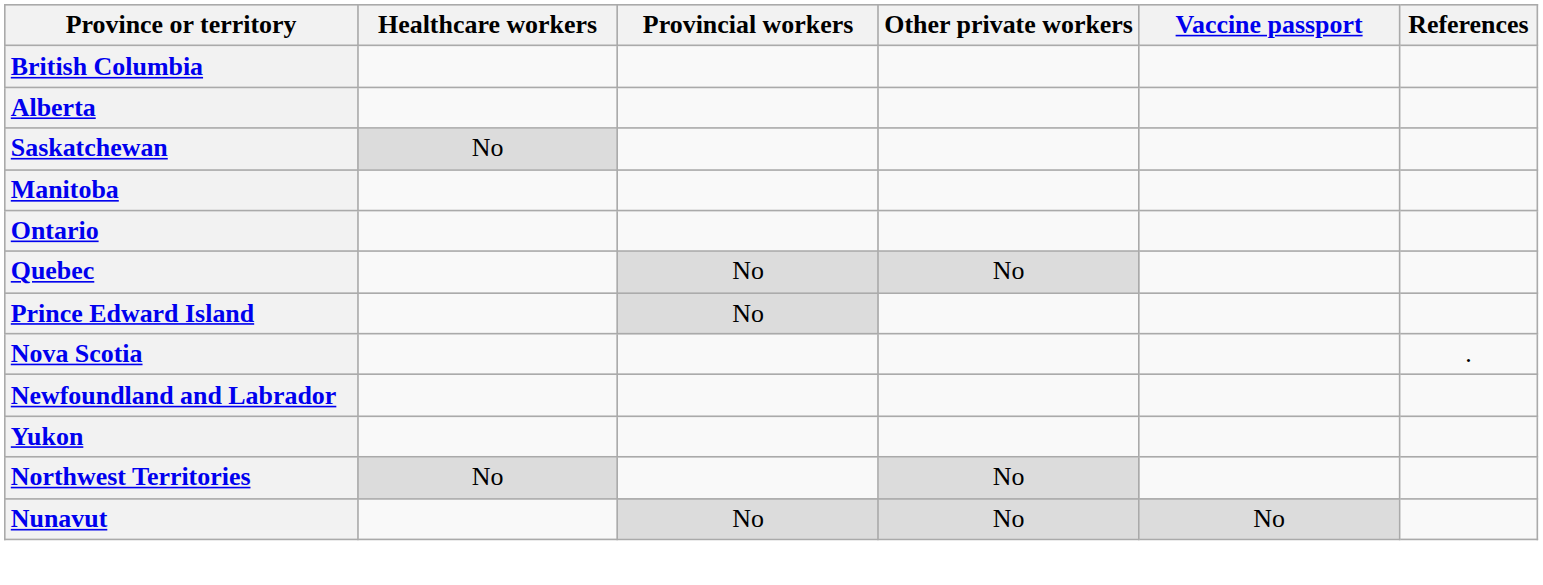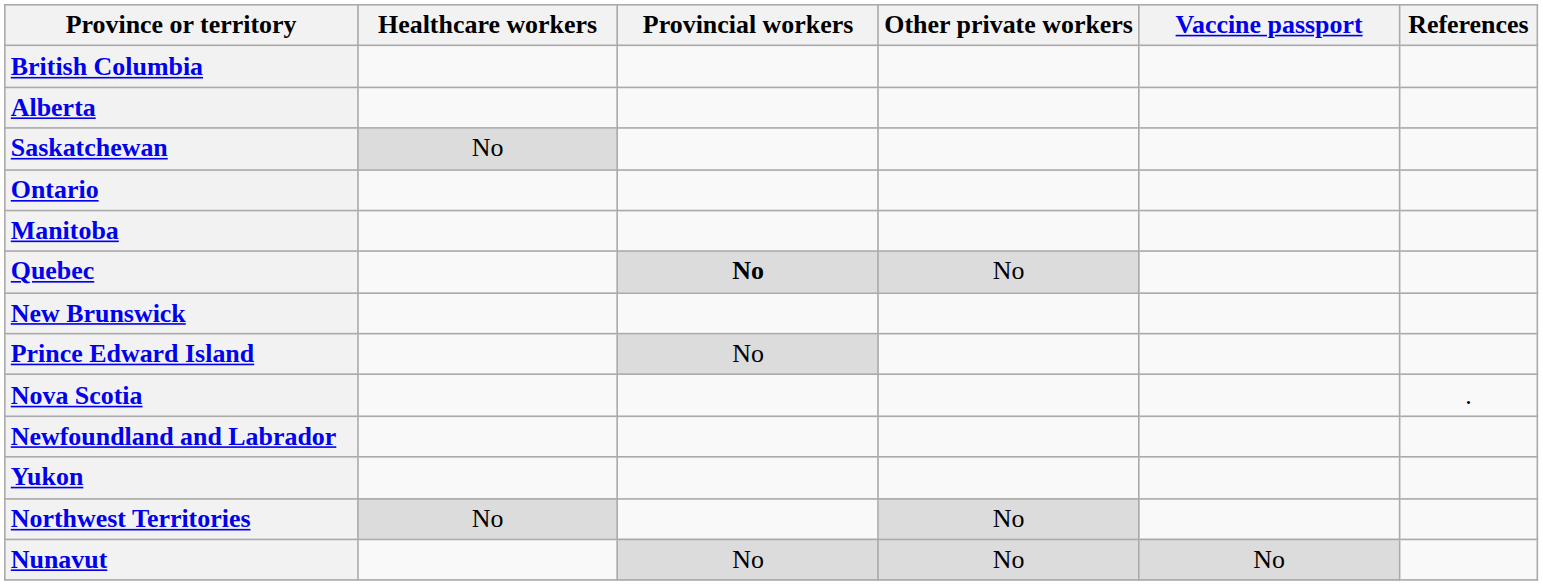rows swapped: (65, 189) <-> (55, 230)
(748, 271) normal -> (748, 271) bold
+ row: (98, 312)
